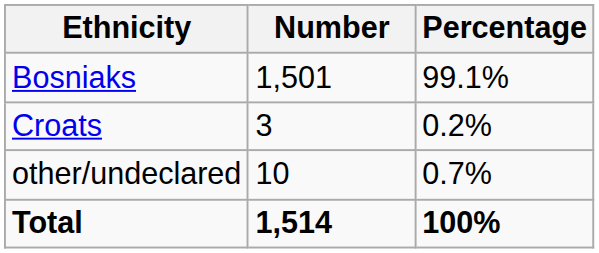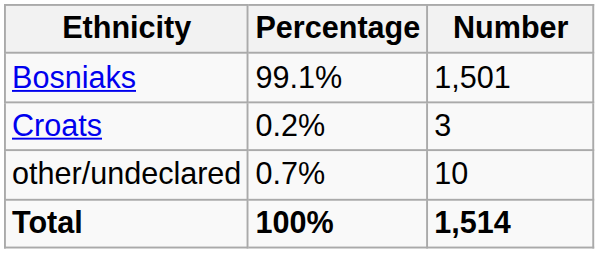columns swapped: (332, 28) <-> (505, 28)
